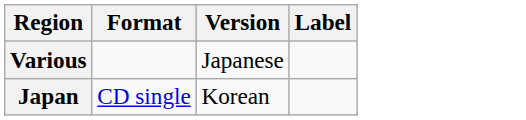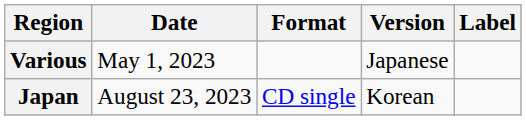+ column: (174, 22)
